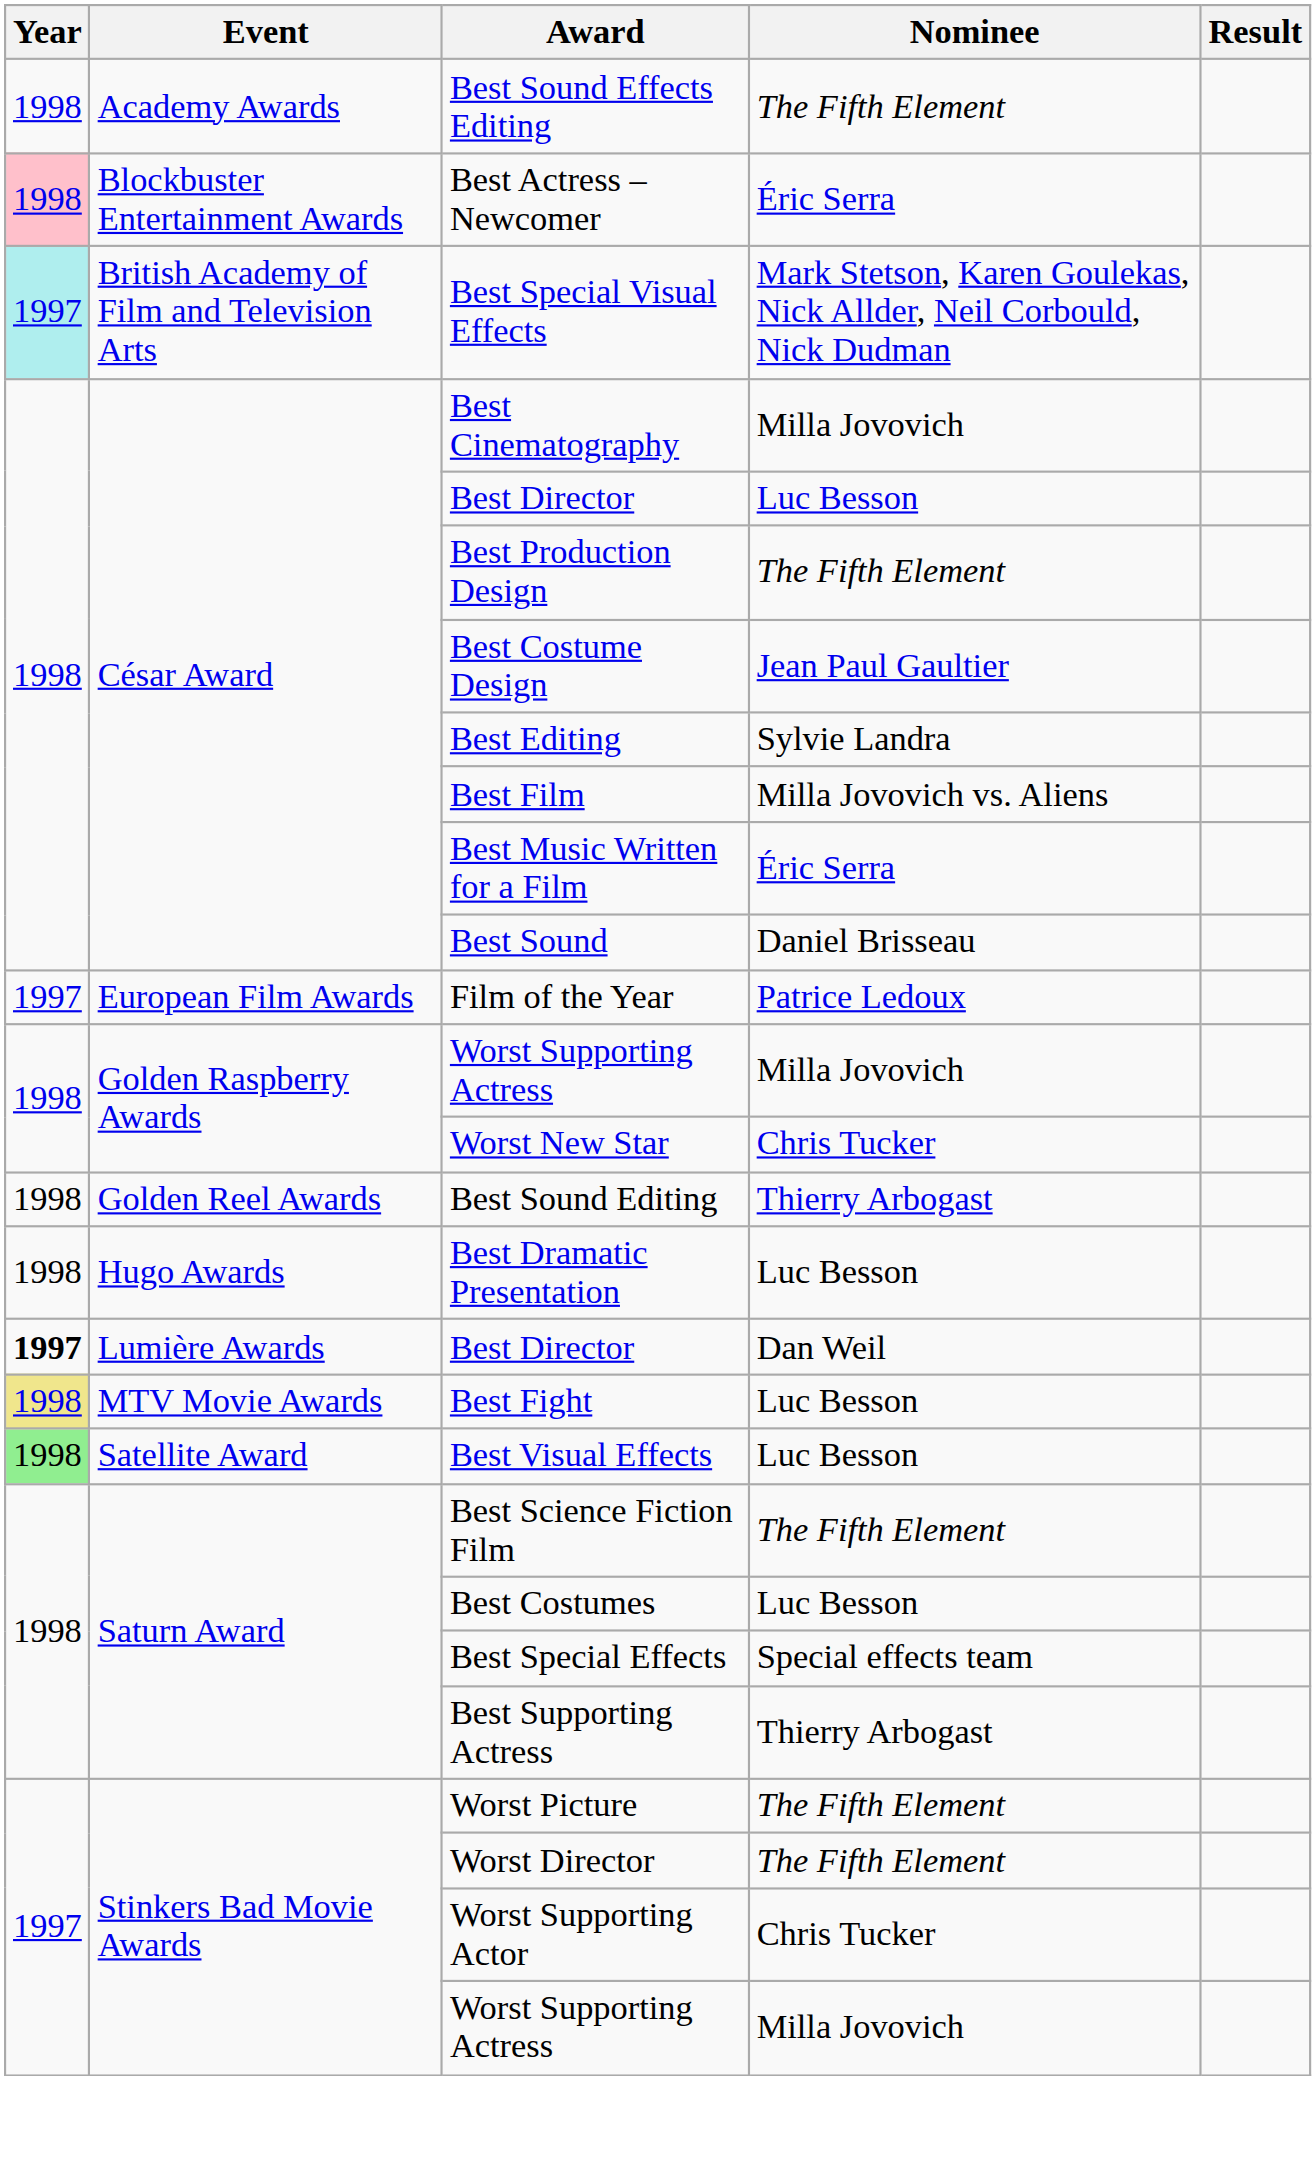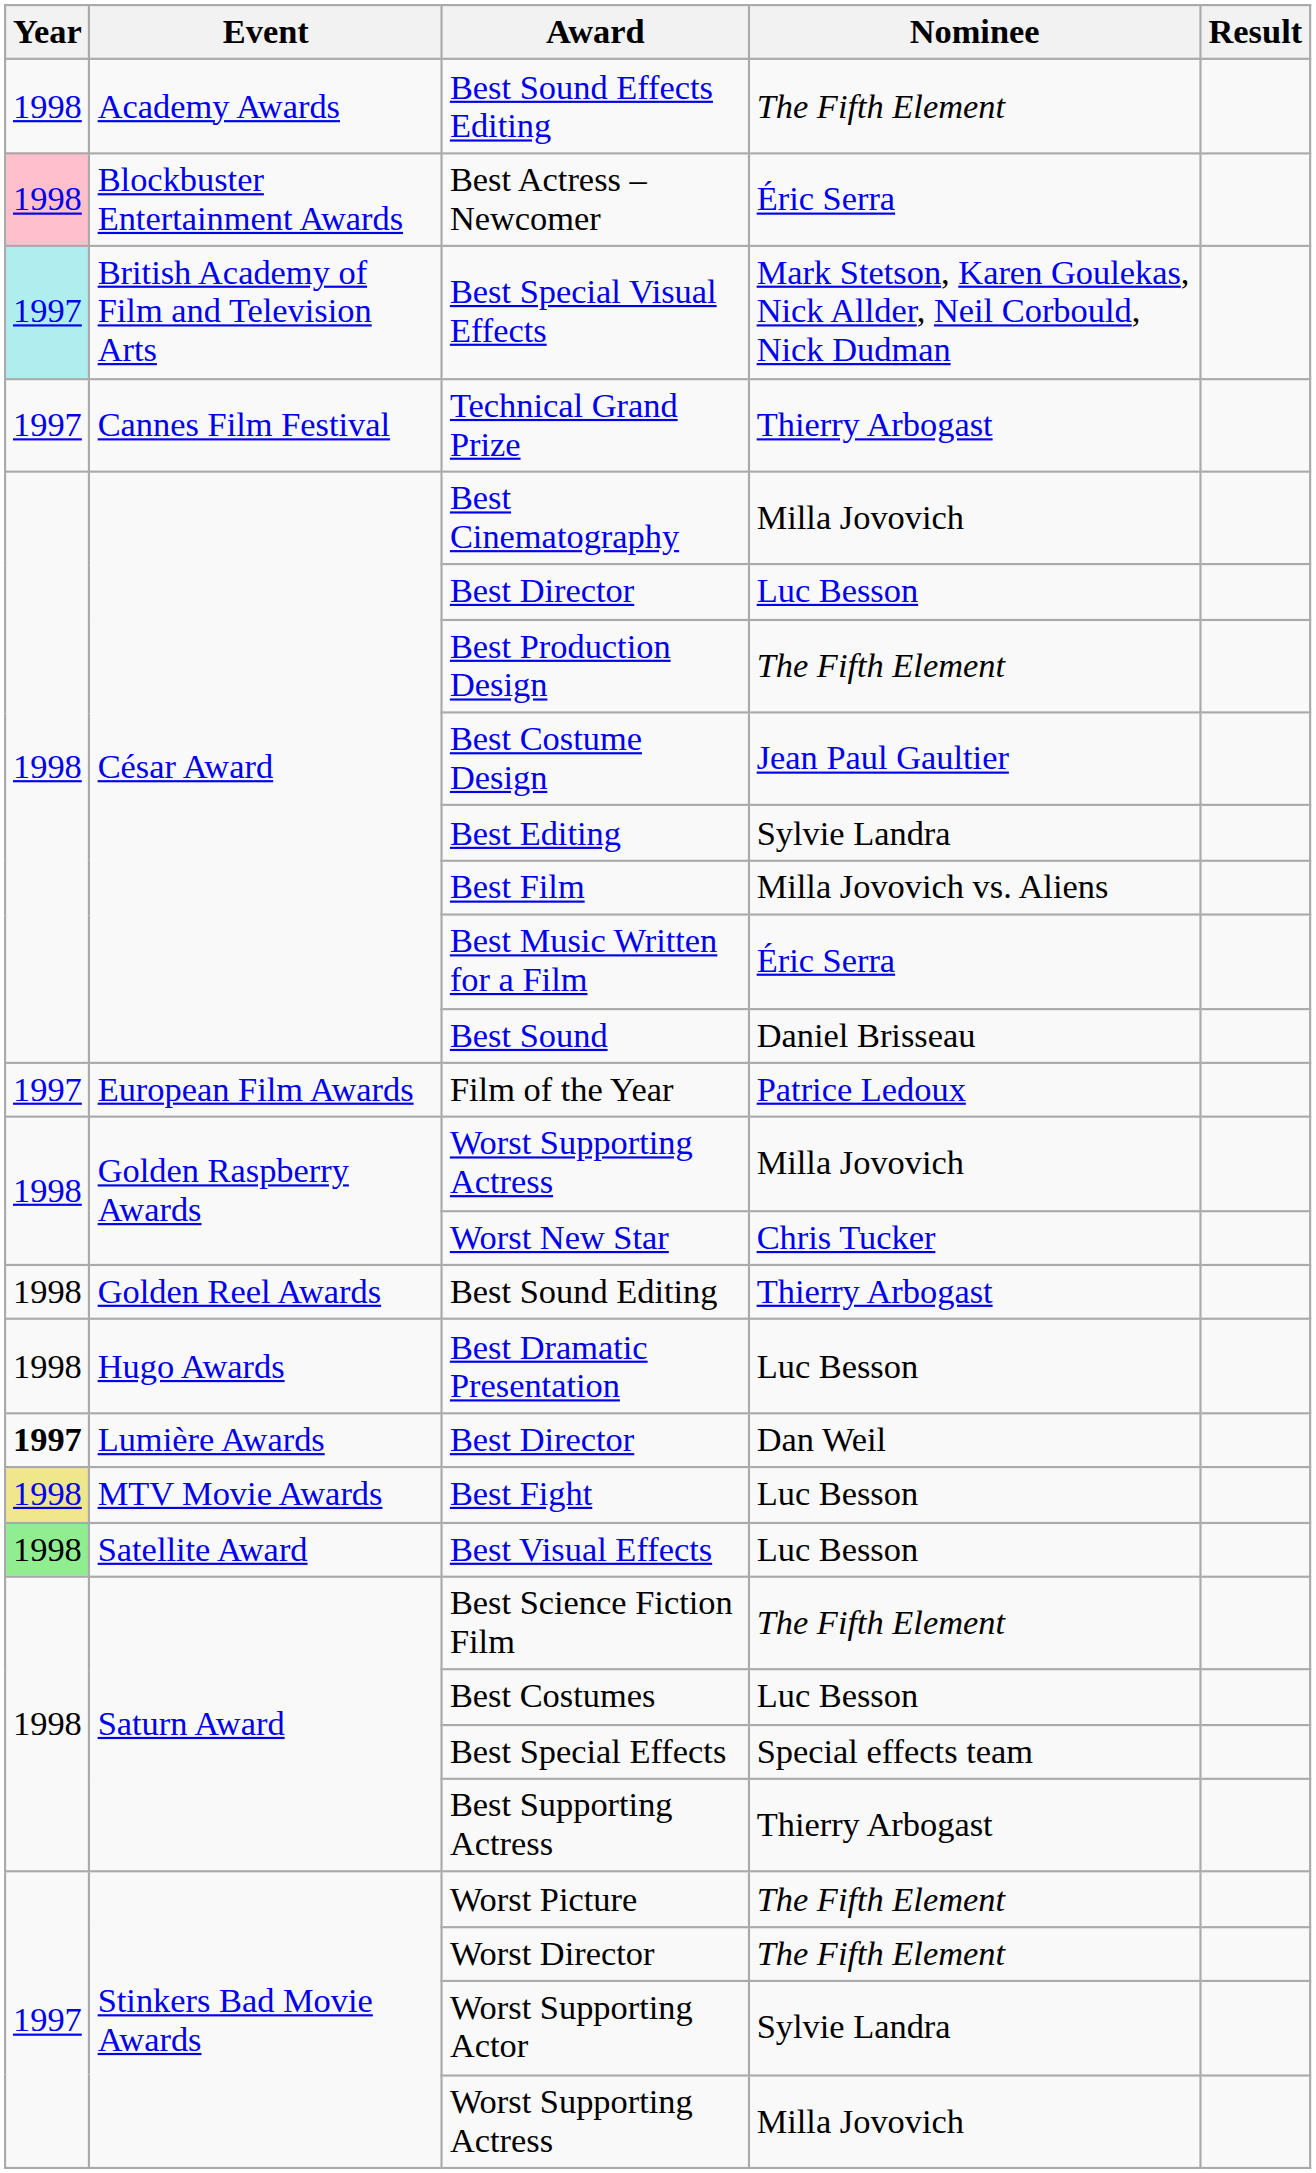+ row: (244, 424)
(846, 1933) Chris Tucker -> (854, 2027) Sylvie Landra
